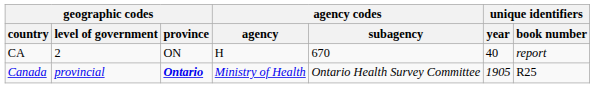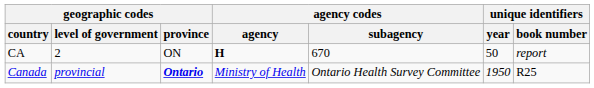(219, 53) normal -> (220, 53) bold
(492, 53) 40 -> (492, 53) 50
(498, 72) 1905 -> (498, 72) 1950
